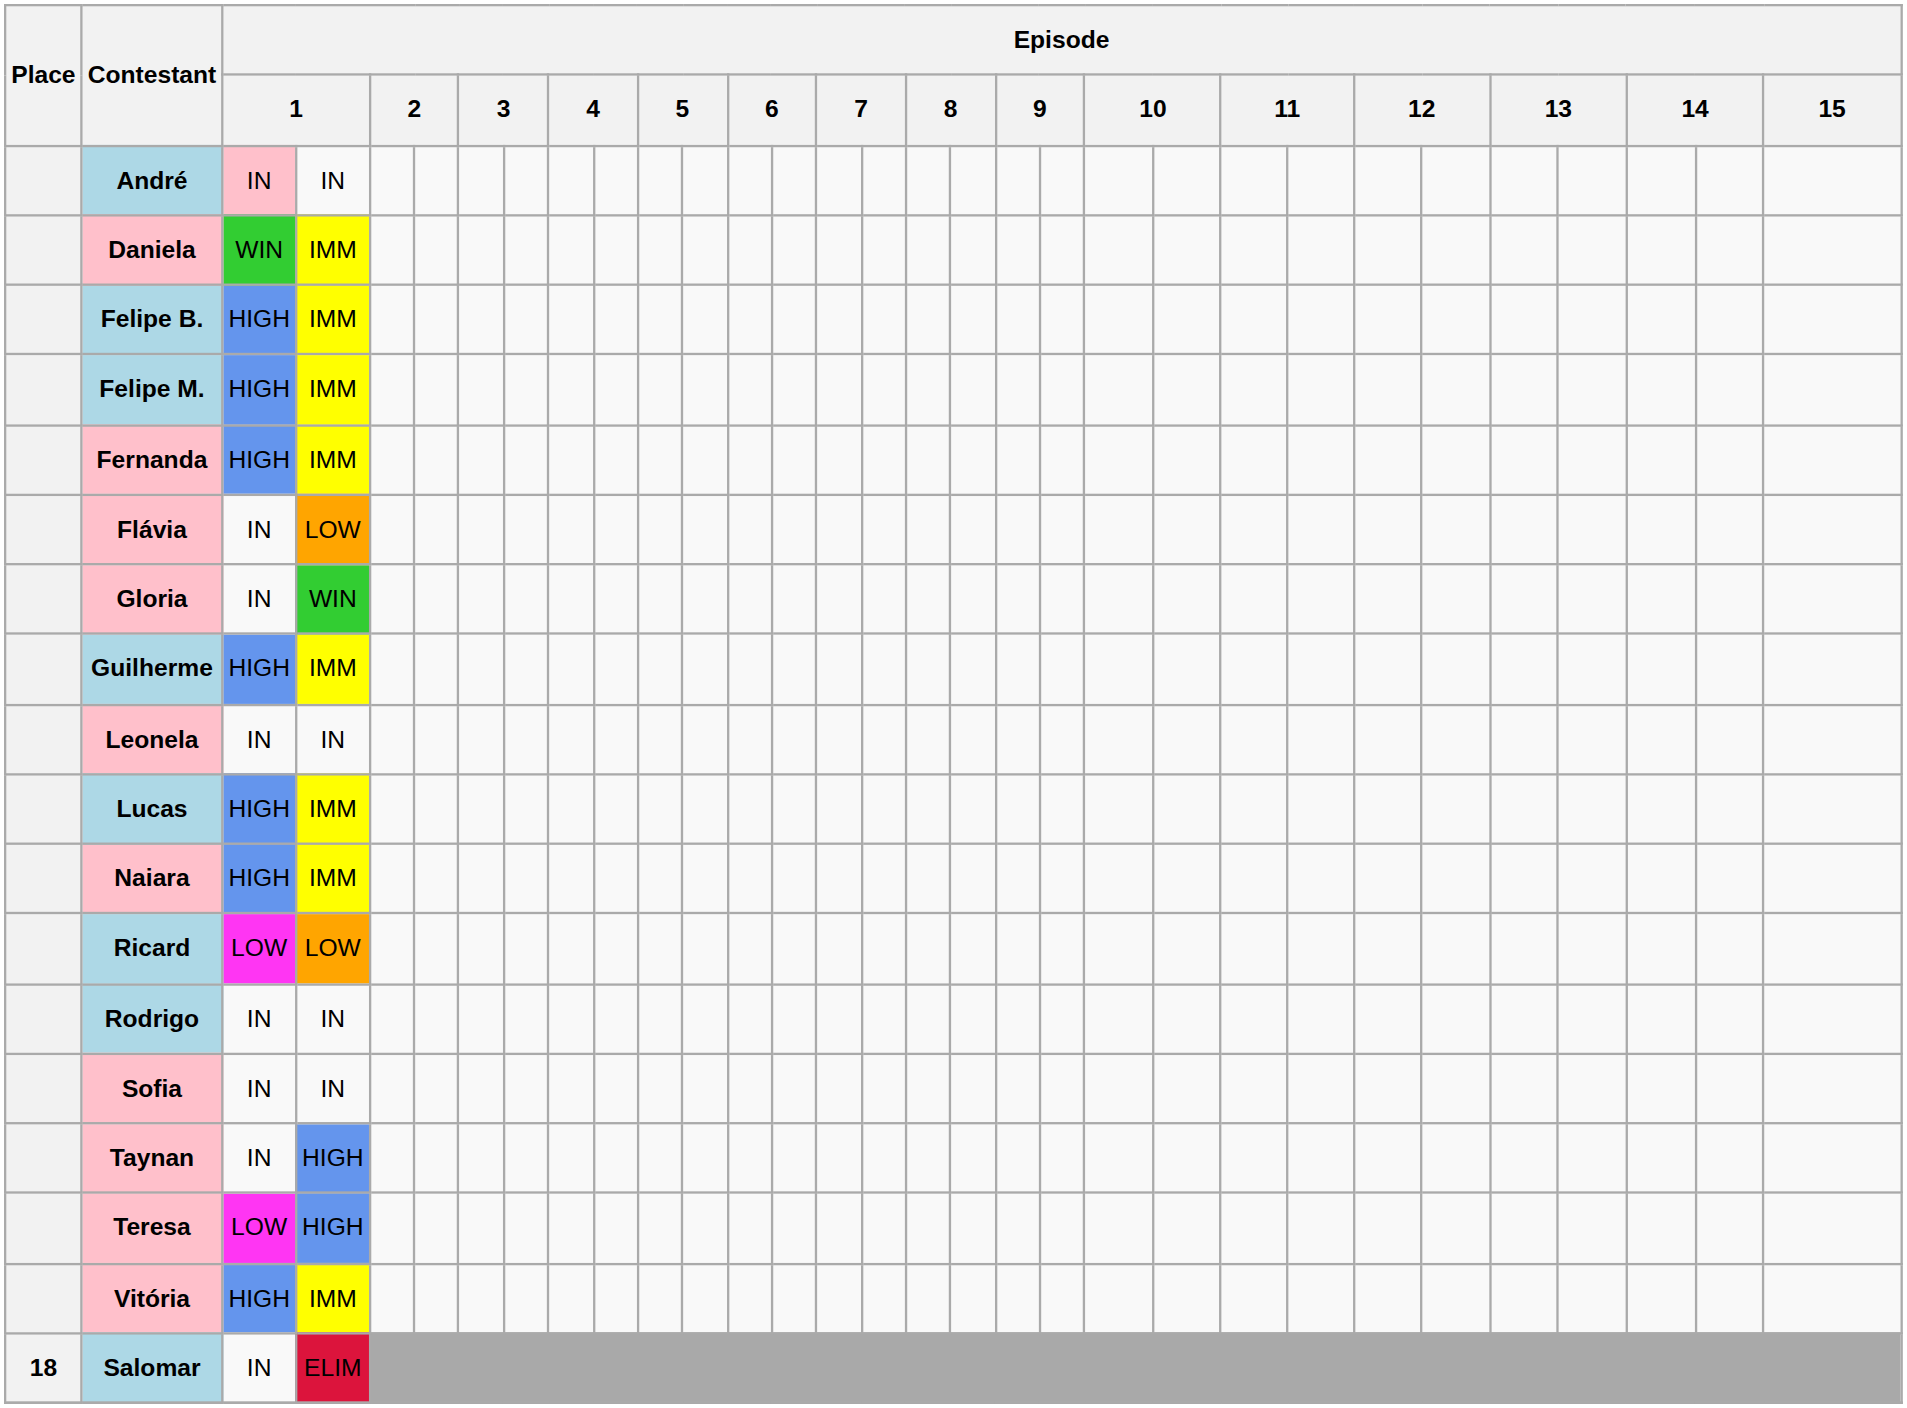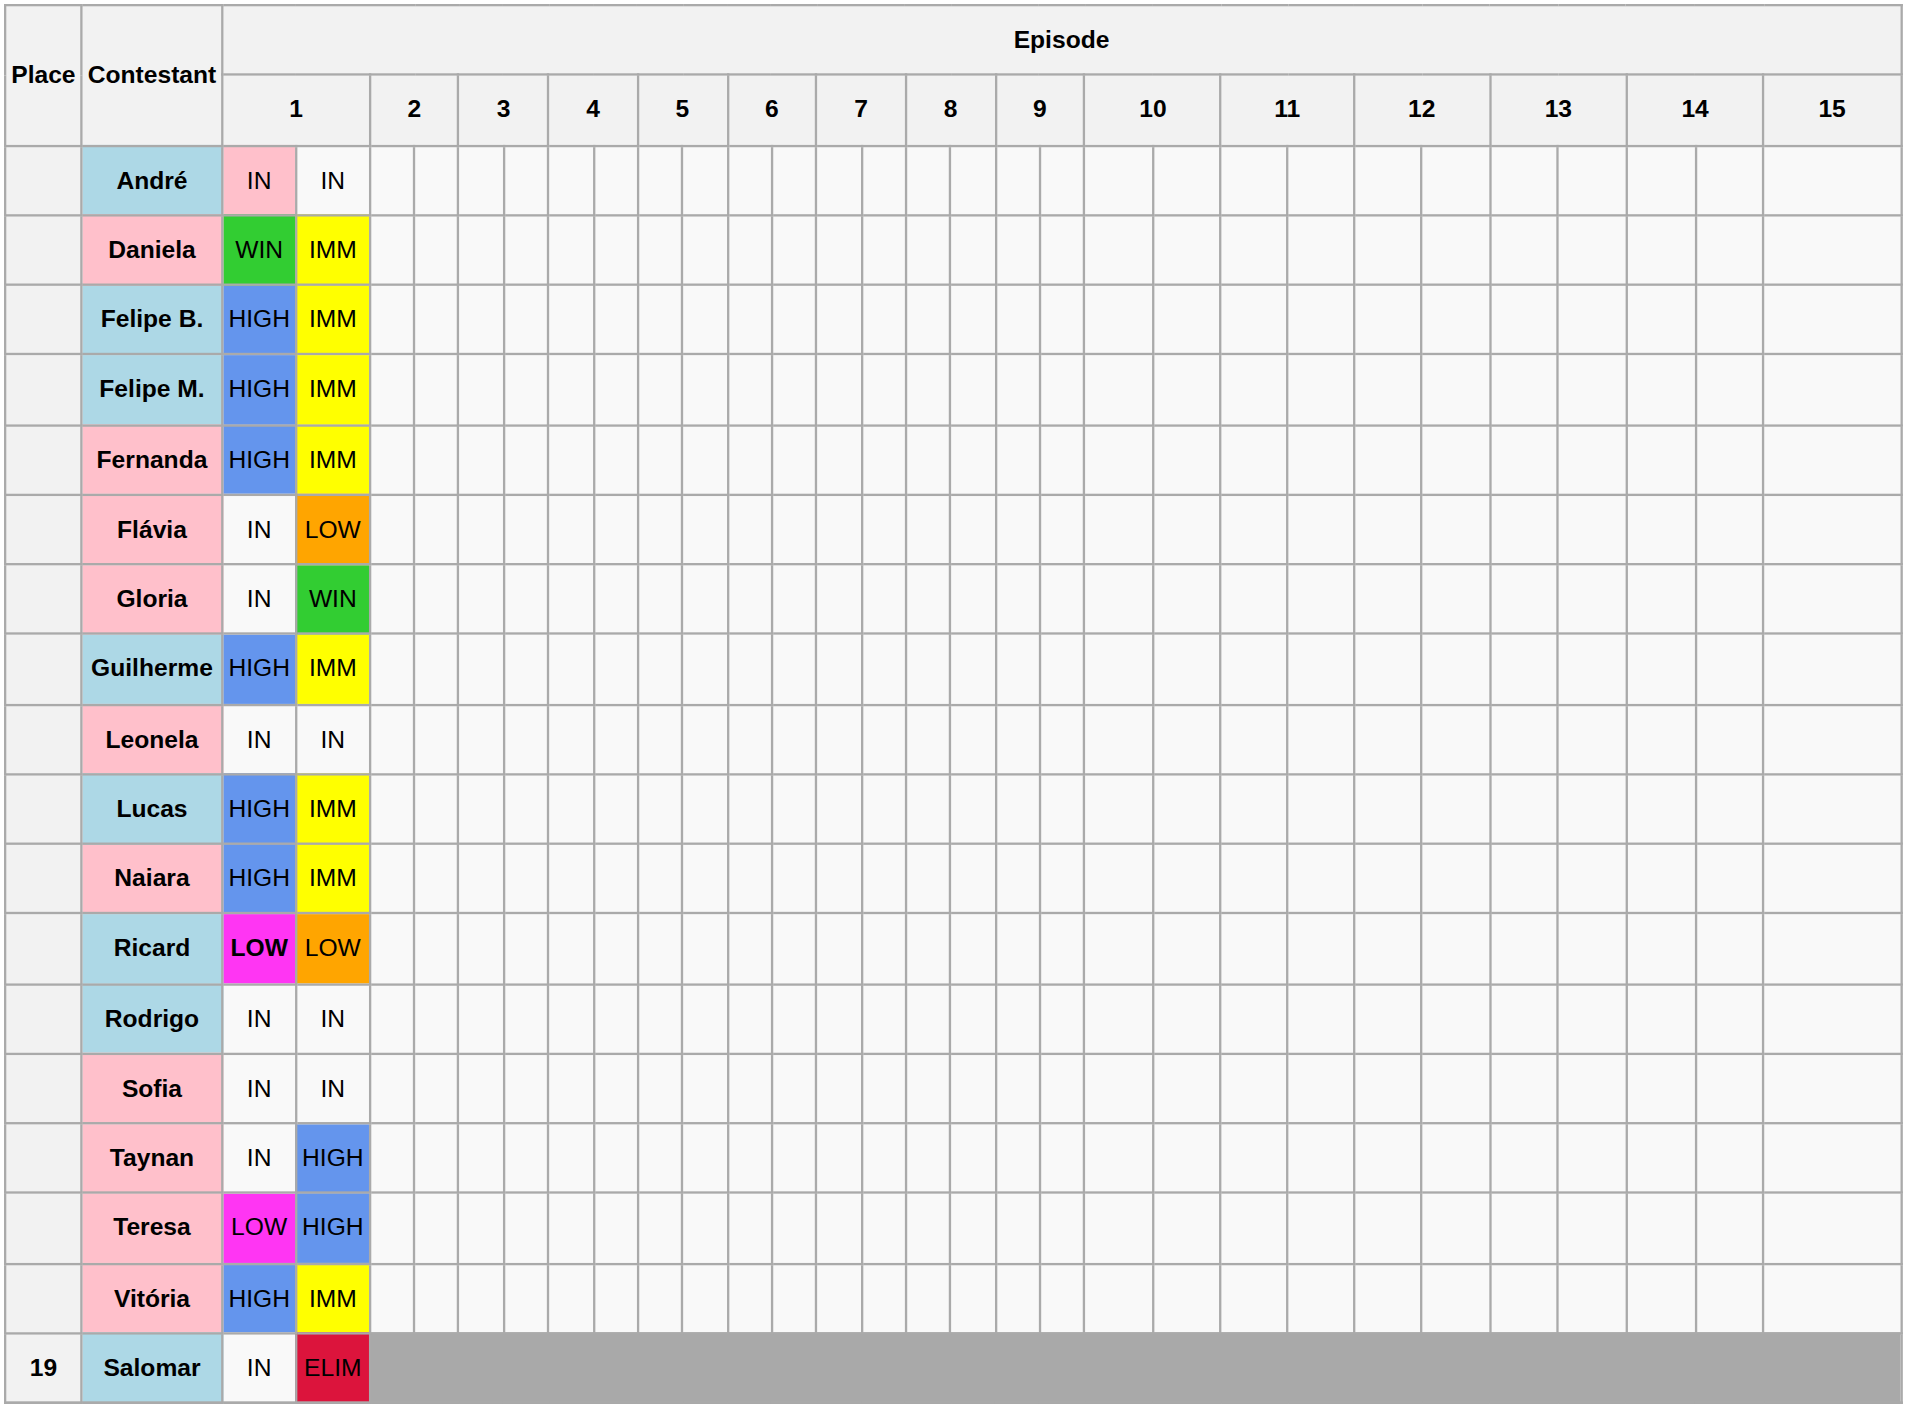(259, 947) normal -> (259, 947) bold
(43, 1366) 18 -> (43, 1366) 19
